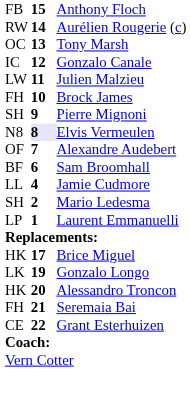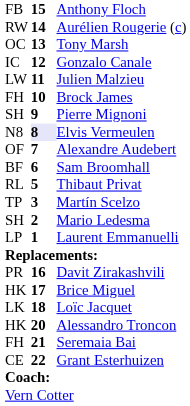+ row: (99, 184)
- row: (103, 184)
+ row: (98, 202)
+ row: (111, 272)
+ row: (94, 307)
- row: (103, 272)
